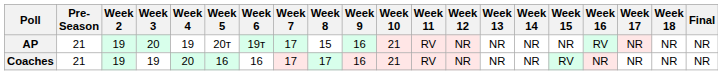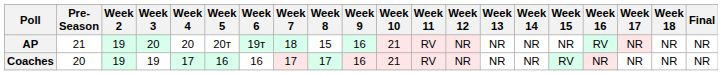(188, 44) 19 -> (188, 44) 20
(291, 44) 17 -> (291, 44) 18
(79, 62) 21 -> (79, 62) 20
(188, 62) 20 -> (188, 62) 17
